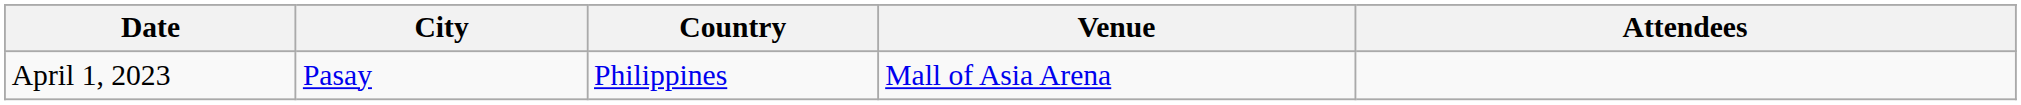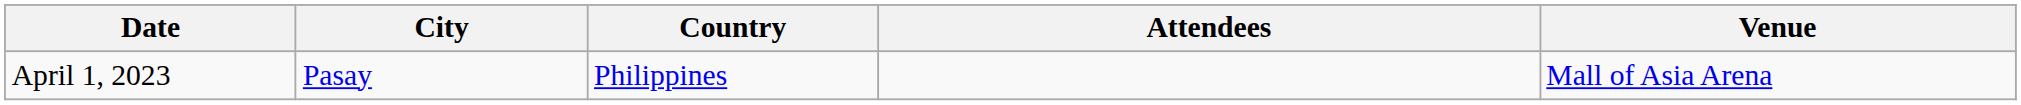columns swapped: (1116, 27) <-> (1685, 27)
